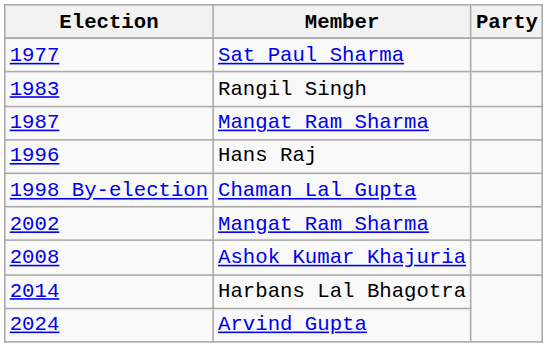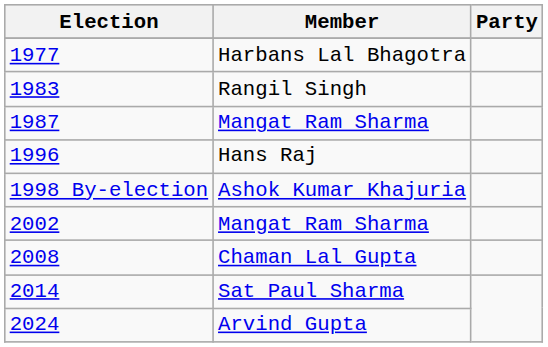(311, 55) Sat Paul Sharma -> (342, 55) Harbans Lal Bhagotra
(317, 190) Chaman Lal Gupta -> (342, 190) Ashok Kumar Khajuria
(342, 257) Ashok Kumar Khajuria -> (317, 257) Chaman Lal Gupta
(342, 291) Harbans Lal Bhagotra -> (311, 291) Sat Paul Sharma
